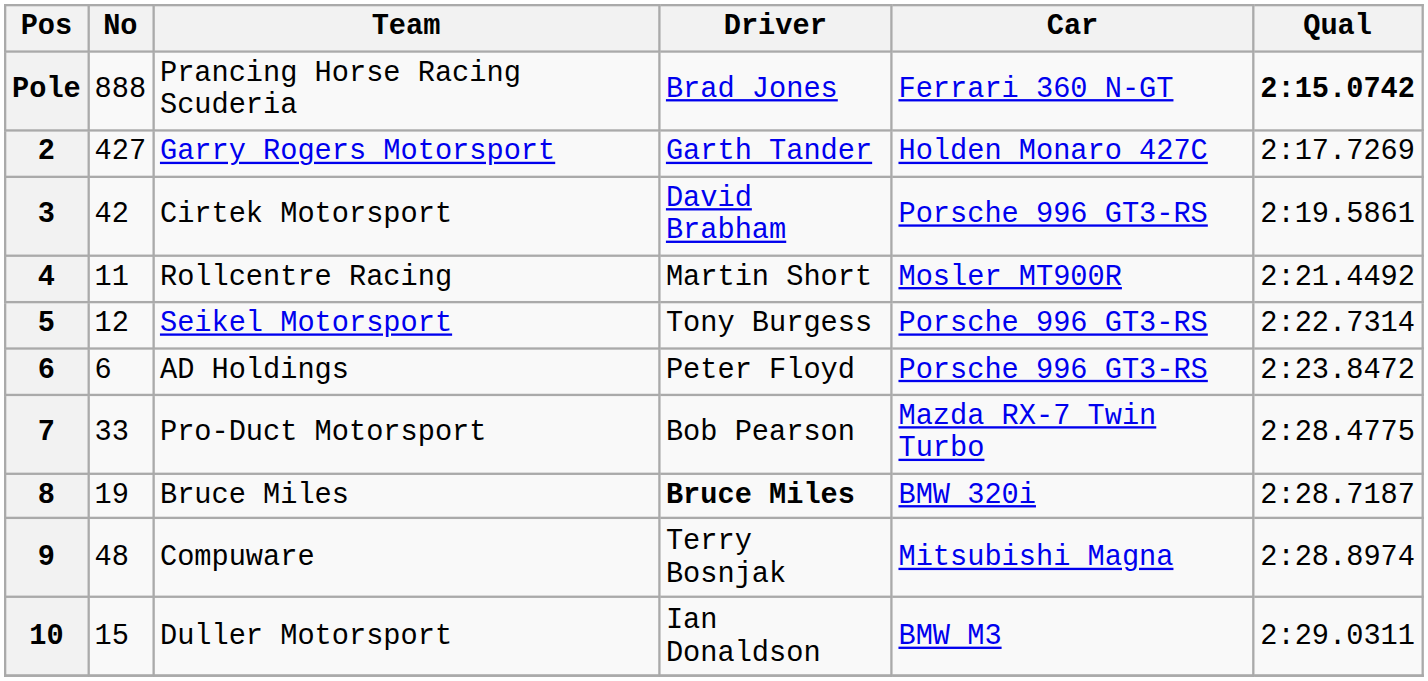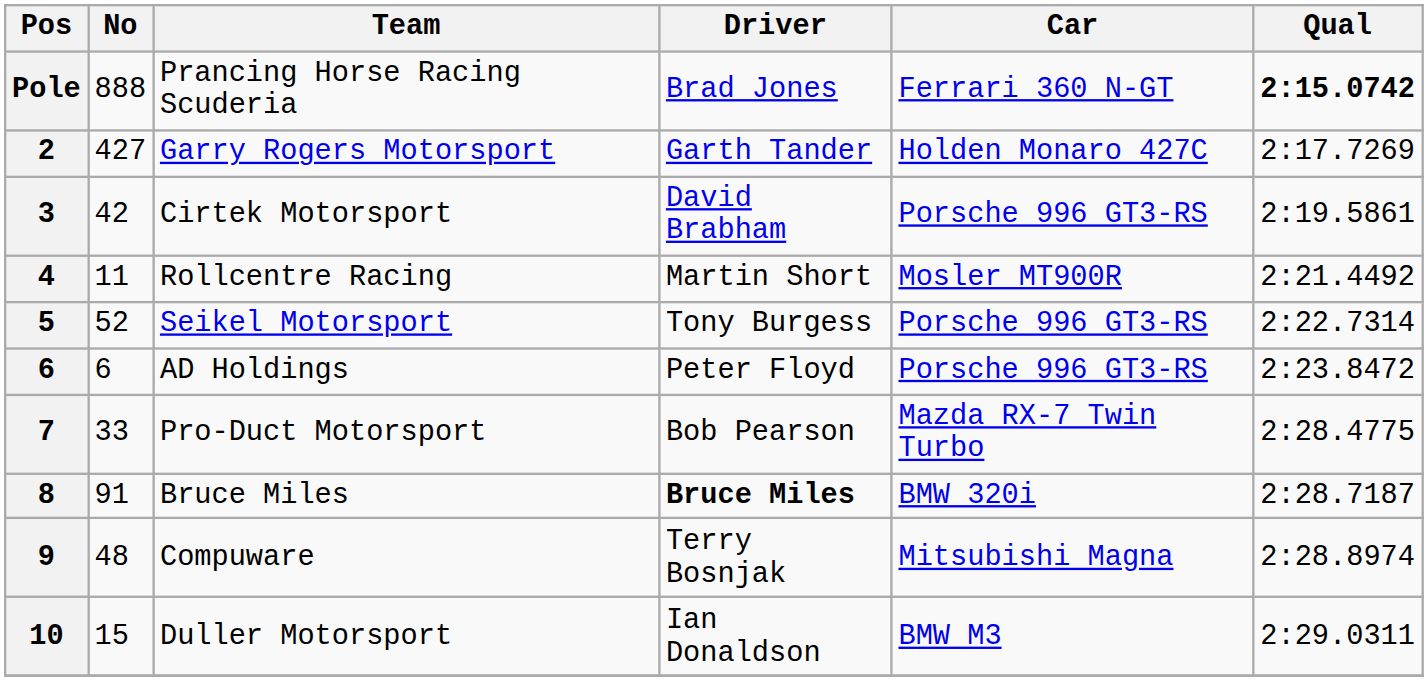(112, 325) 12 -> (112, 325) 52
(112, 496) 19 -> (112, 496) 91
